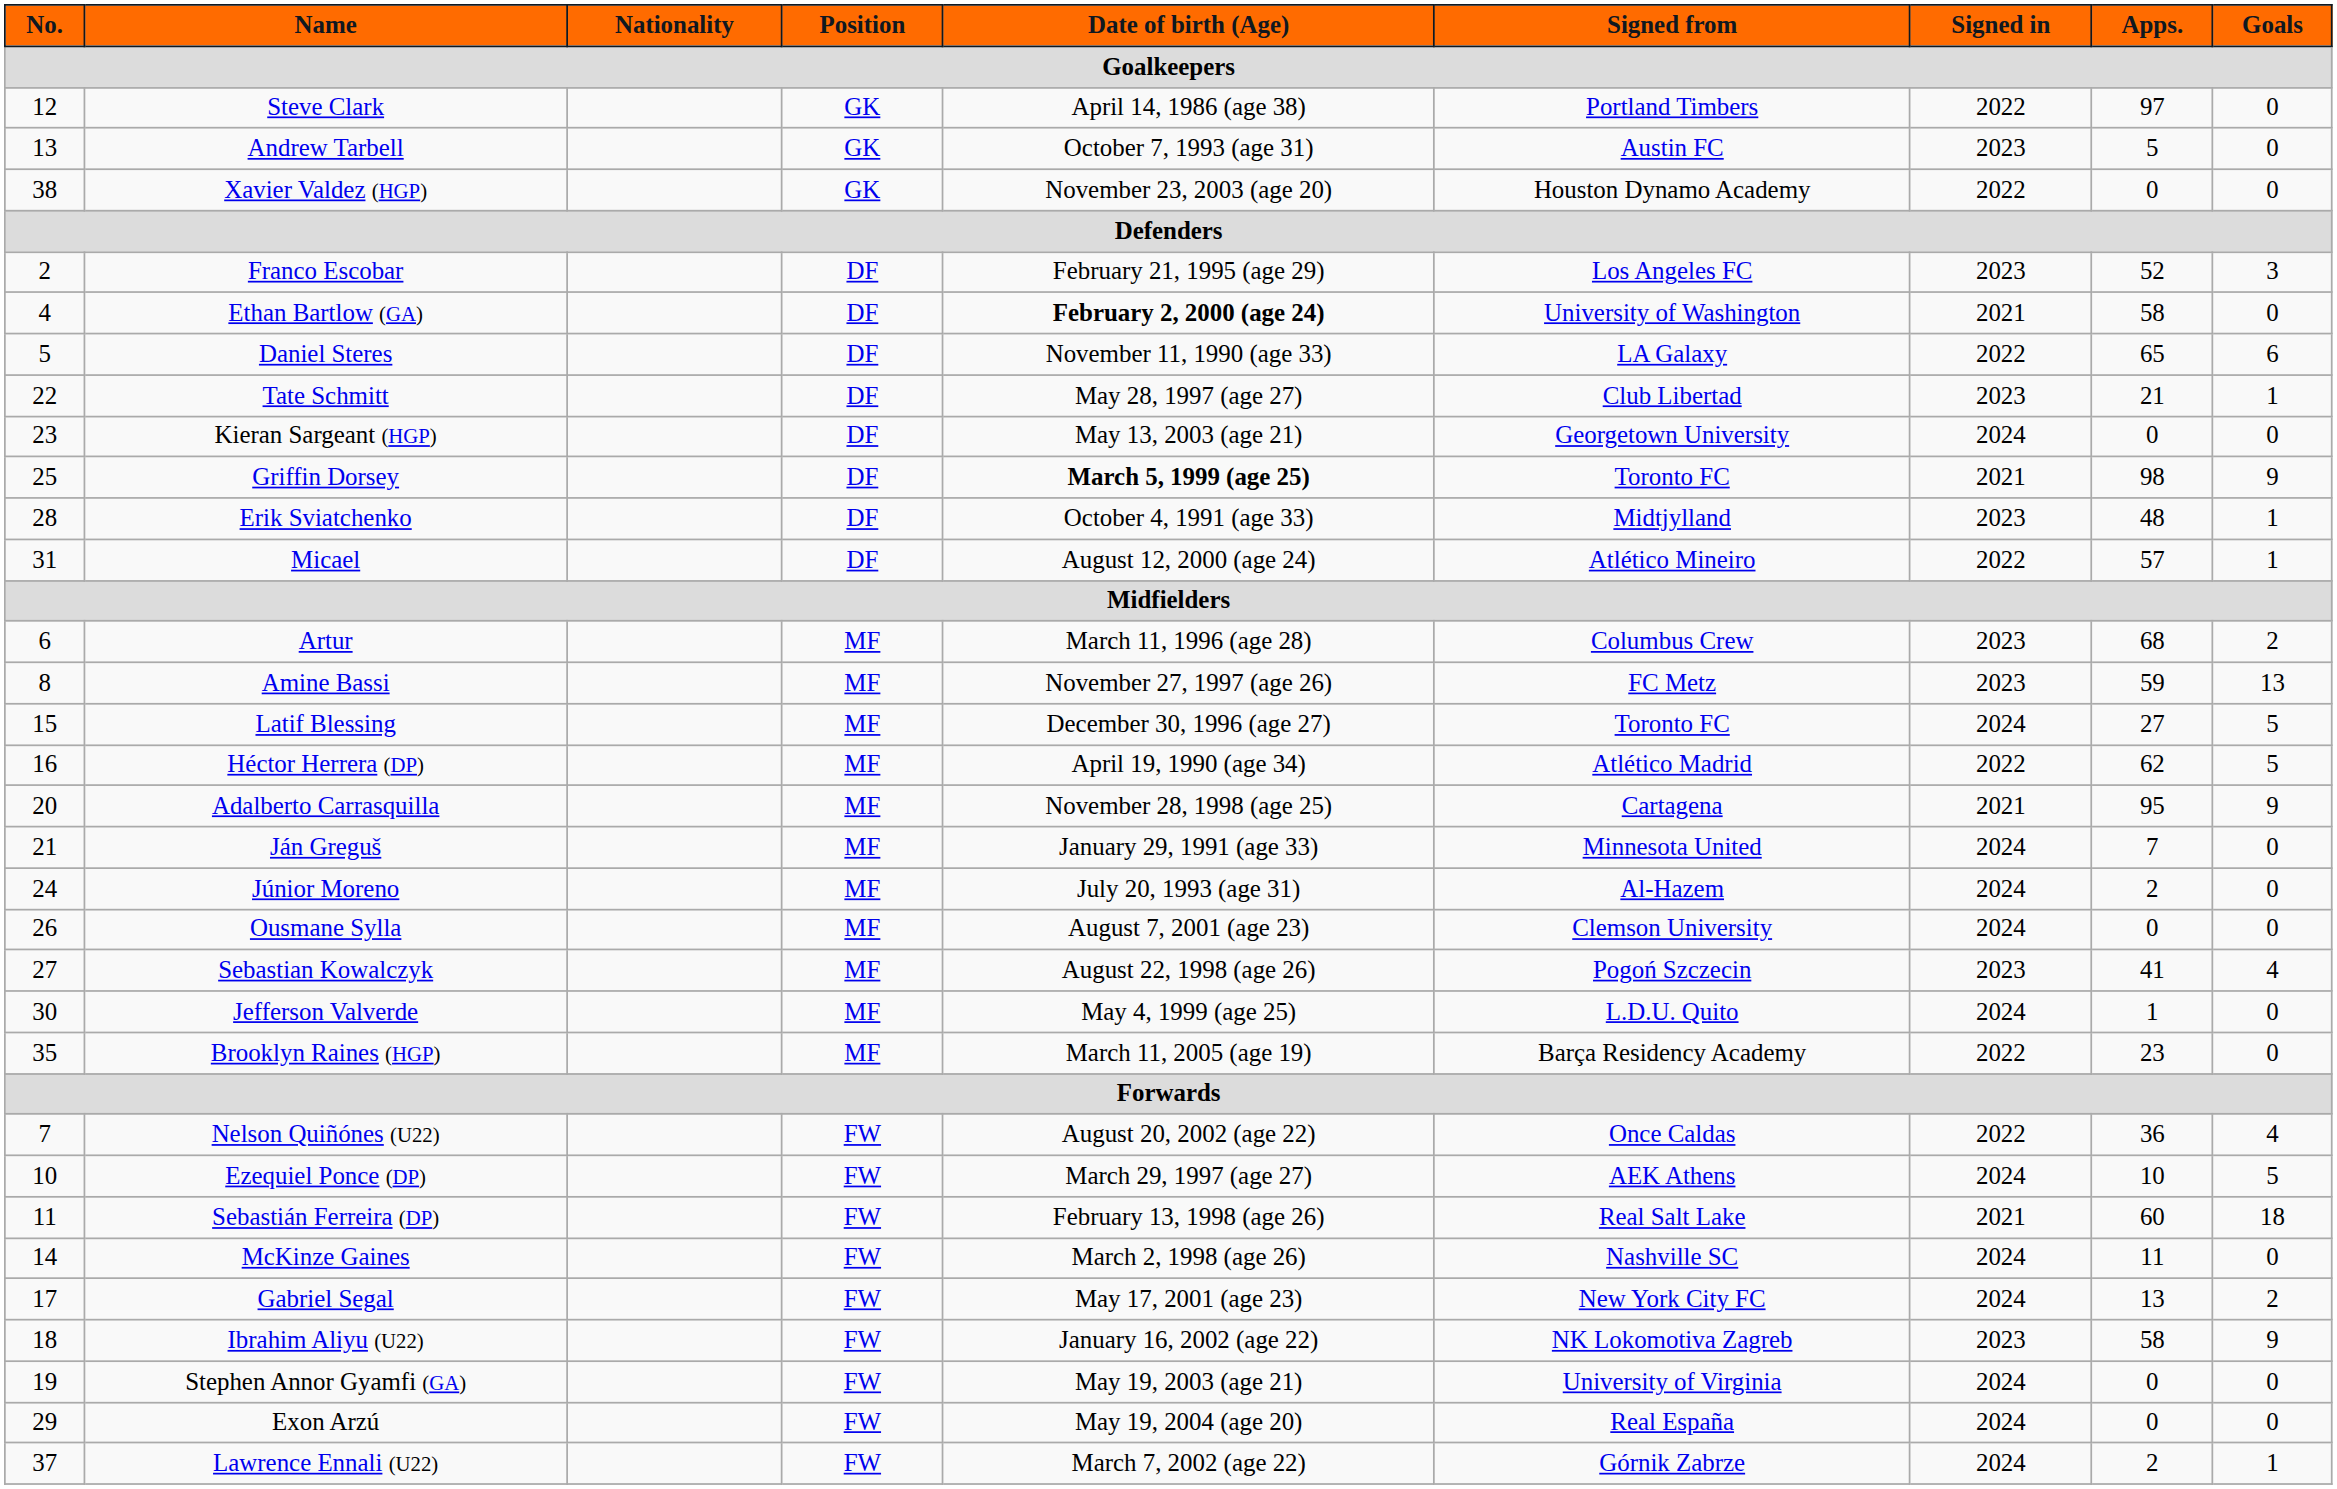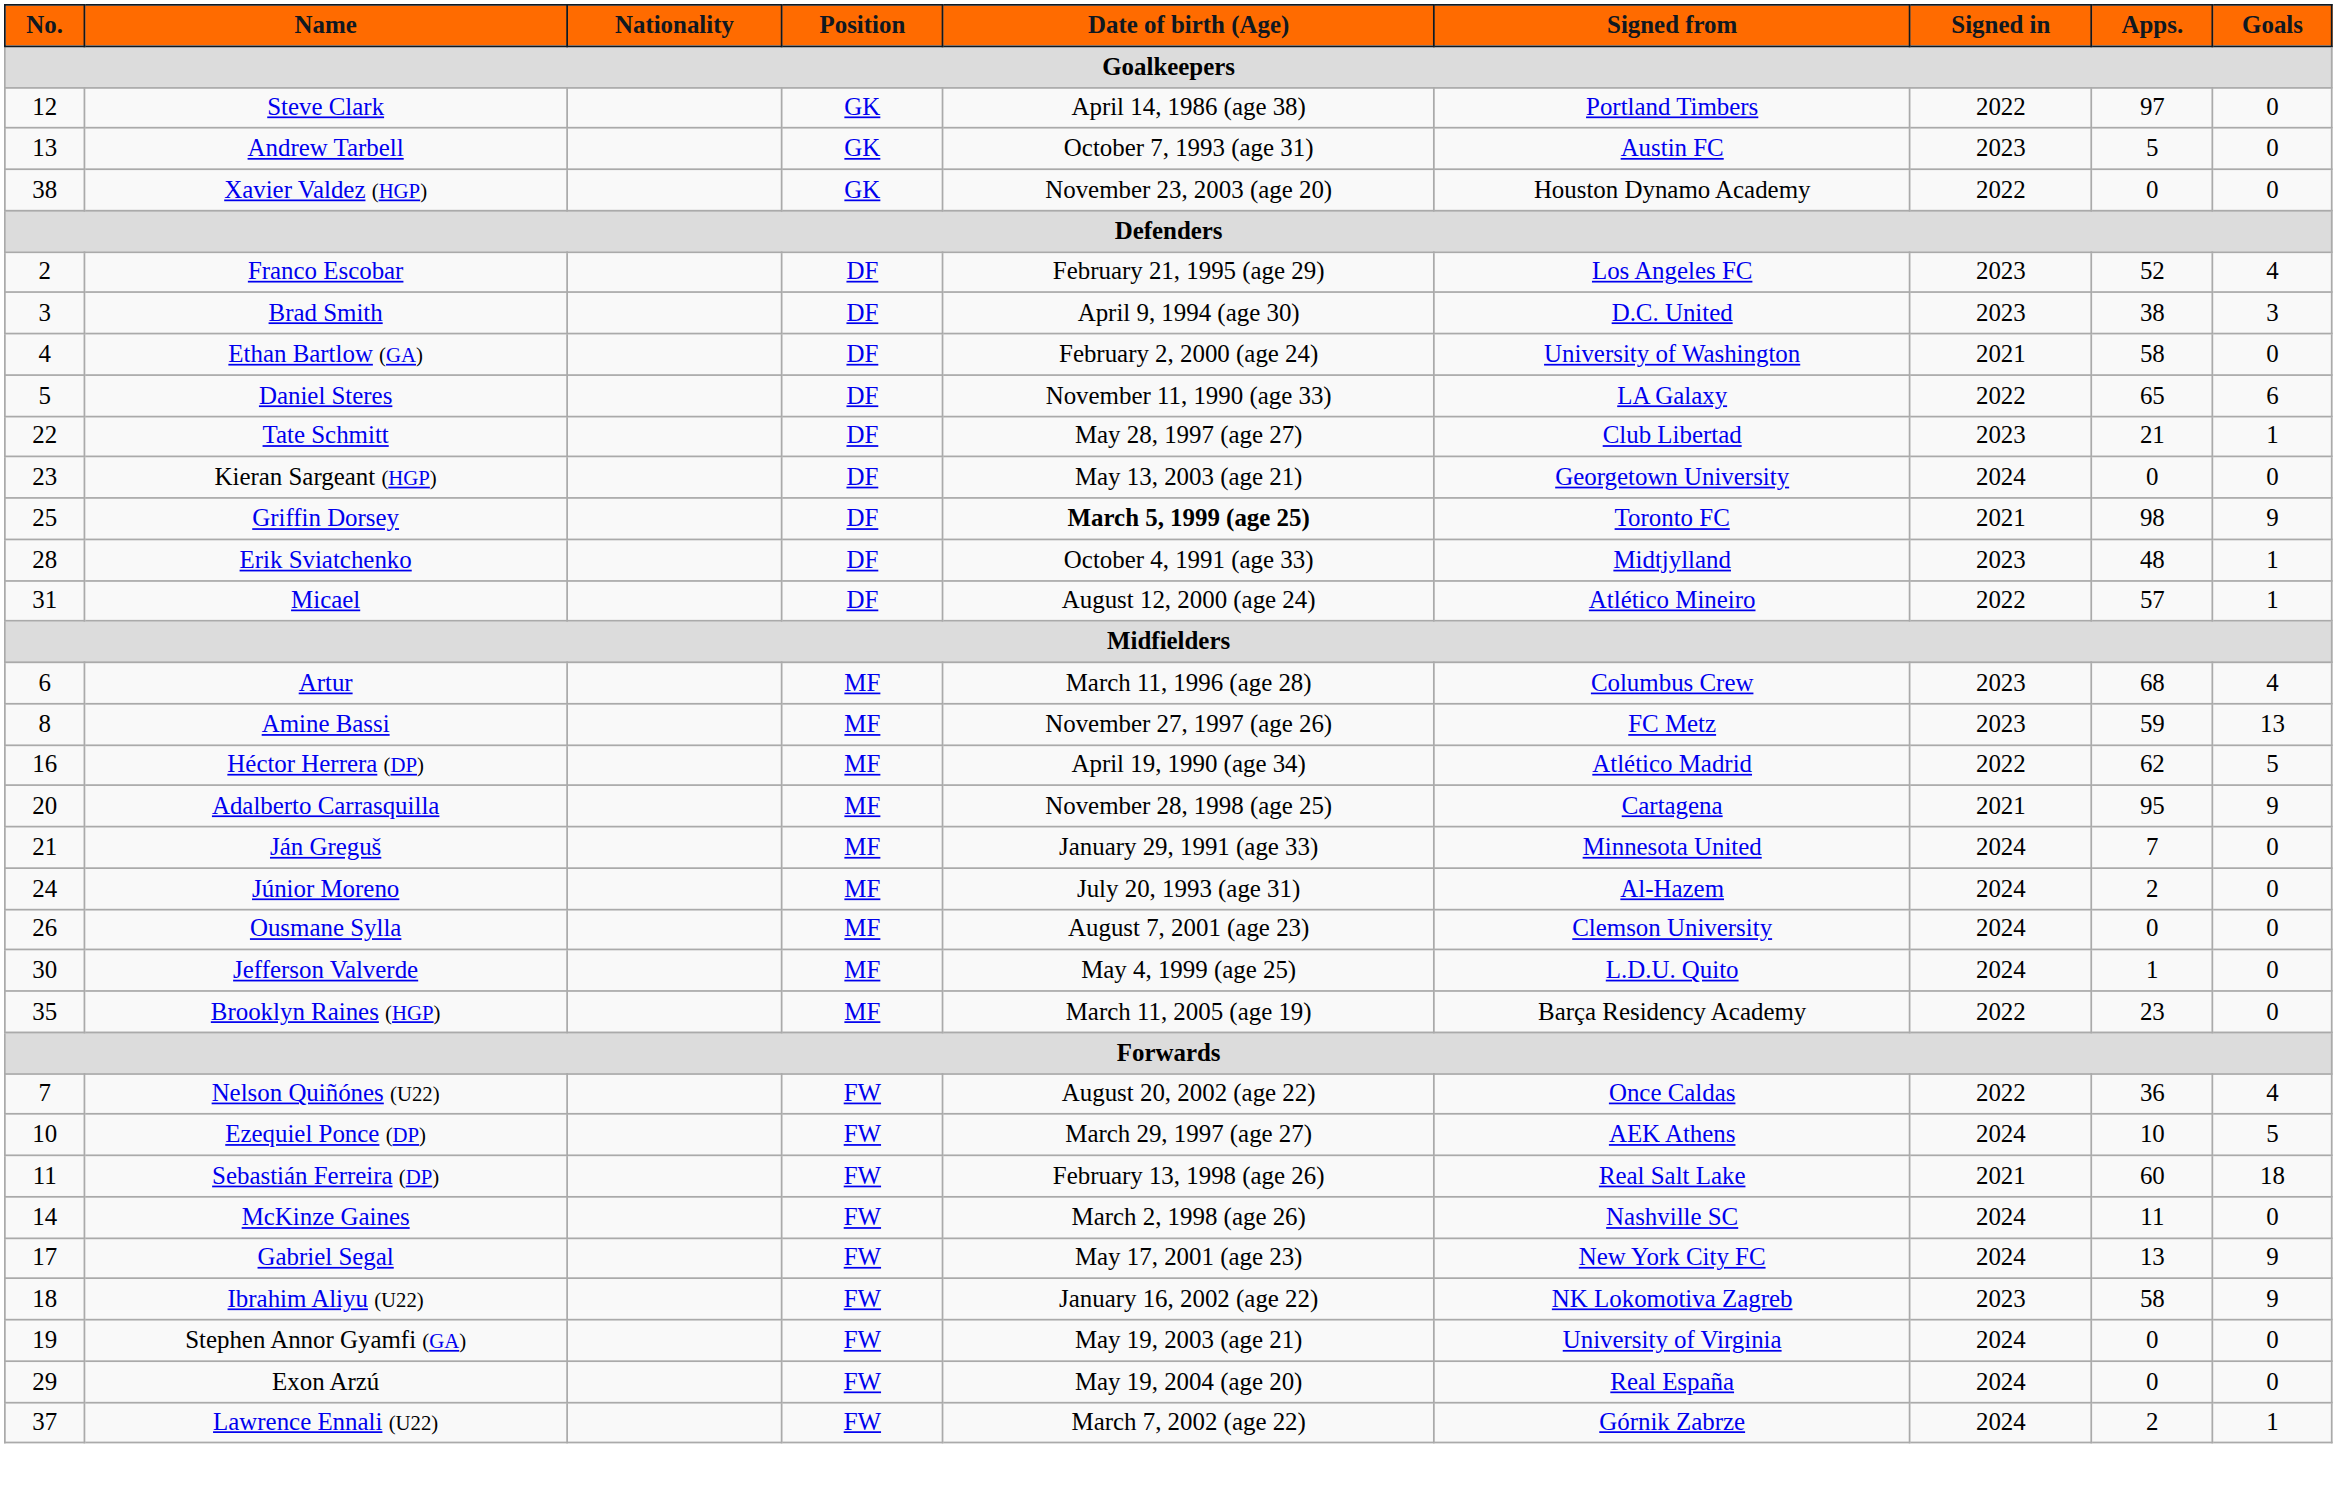(2273, 271) 3 -> (2273, 271) 4
+ row: (326, 313)
(1189, 313) bold -> (1189, 354) normal
(2273, 641) 2 -> (2273, 682) 4
- row: (326, 723)
- row: (326, 970)
(2273, 1299) 2 -> (2273, 1258) 9
